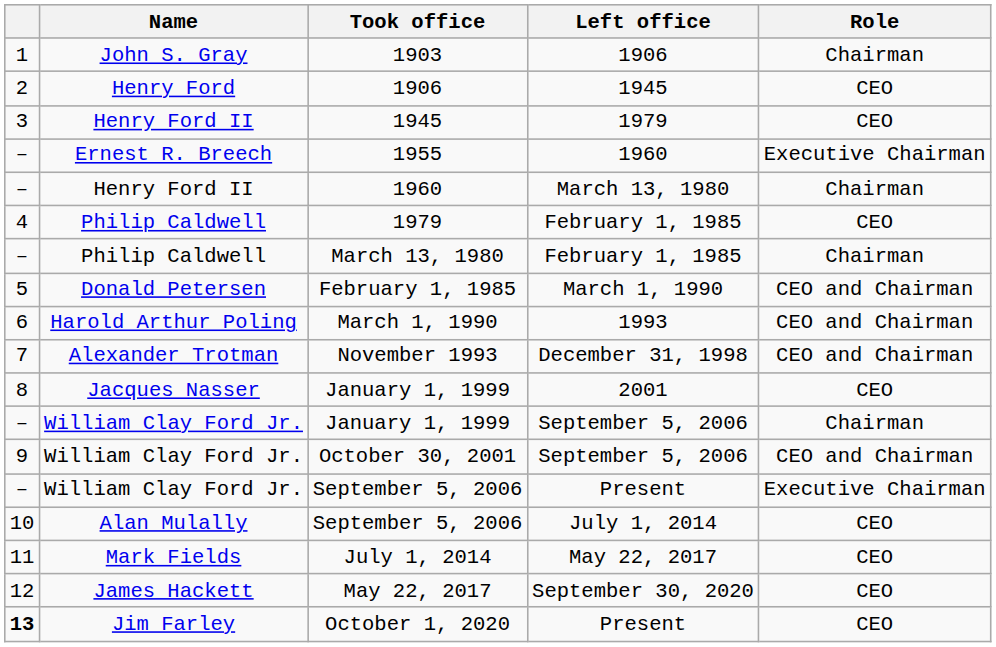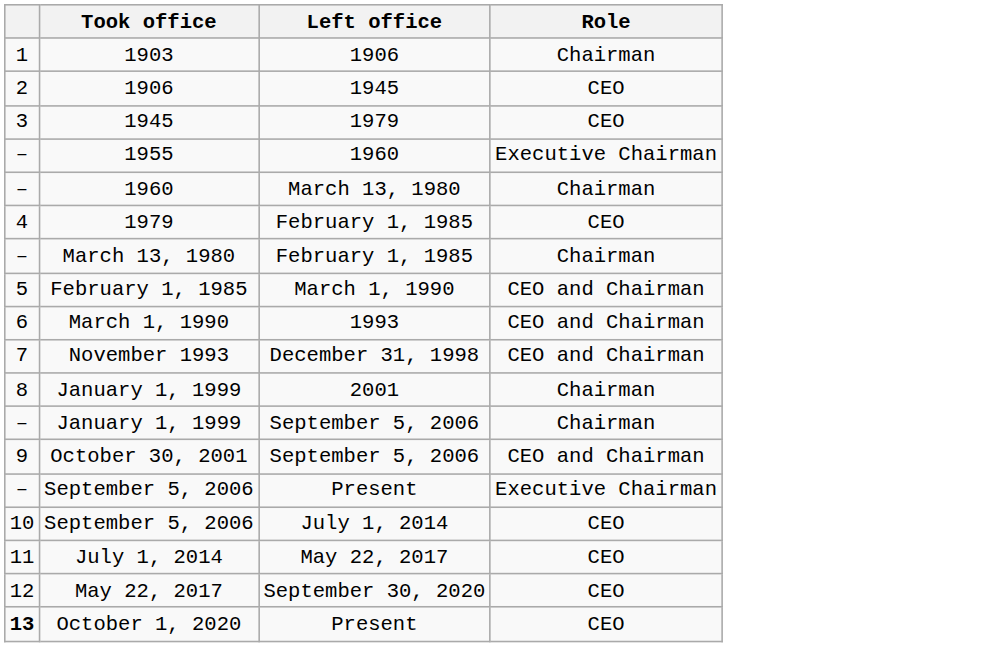- column: (174, 22)
(875, 390) CEO -> (606, 390) Chairman
